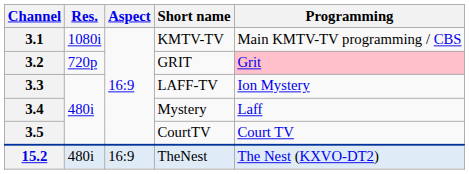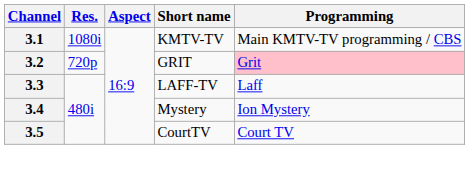(274, 86) Ion Mystery -> (250, 86) Laff
(250, 109) Laff -> (274, 109) Ion Mystery
- row: (34, 157)
